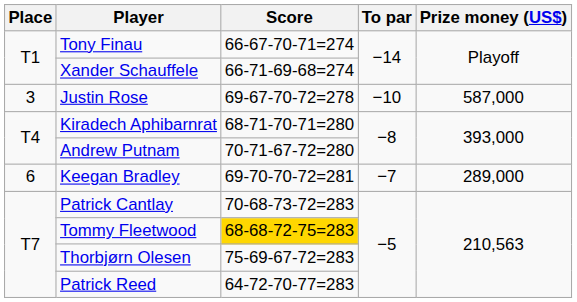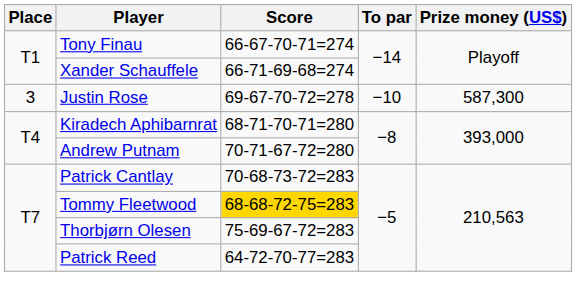(493, 97) 587,000 -> (493, 97) 587,300
- row: (120, 177)
